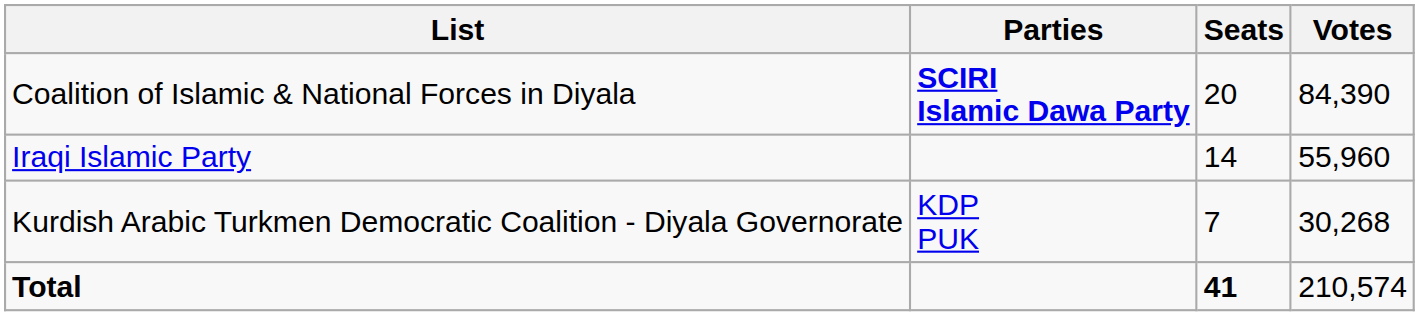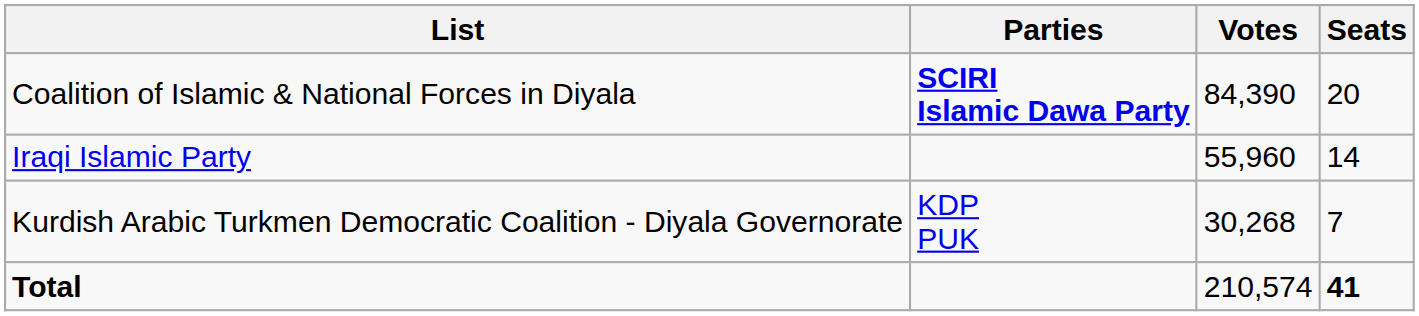columns swapped: (1353, 29) <-> (1244, 29)
